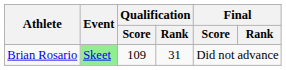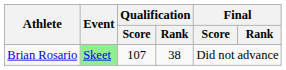(137, 55) 109 -> (137, 55) 107
(175, 55) 31 -> (175, 55) 38
